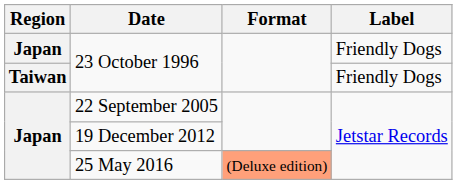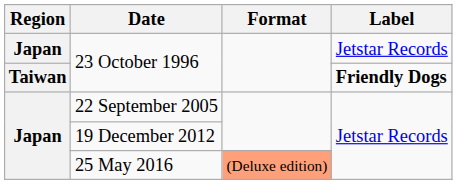(389, 48) Friendly Dogs -> (392, 48) Jetstar Records
(389, 77) normal -> (391, 77) bold
